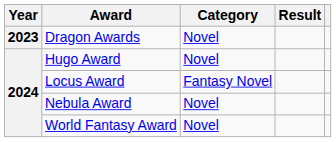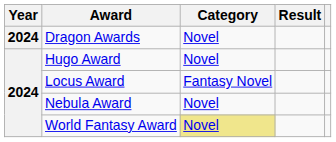(23, 37) 2023 -> (23, 37) 2024
(201, 125) no background -> (201, 125) khaki background
